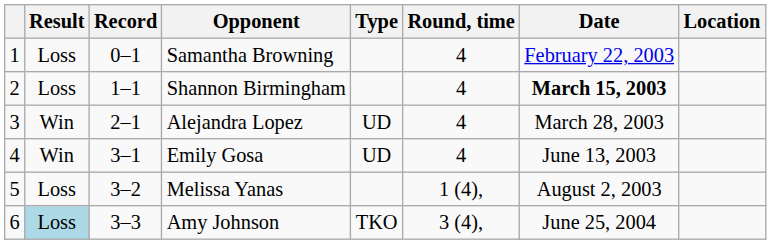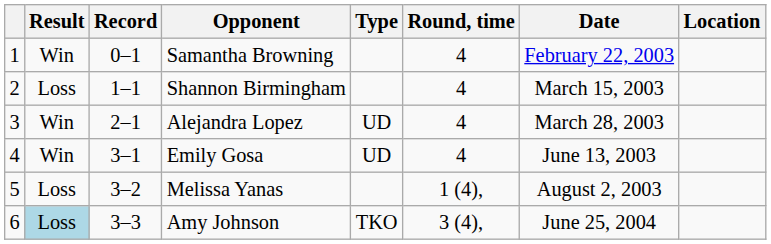(57, 55) Loss -> (57, 55) Win
(599, 88) bold -> (599, 88) normal
